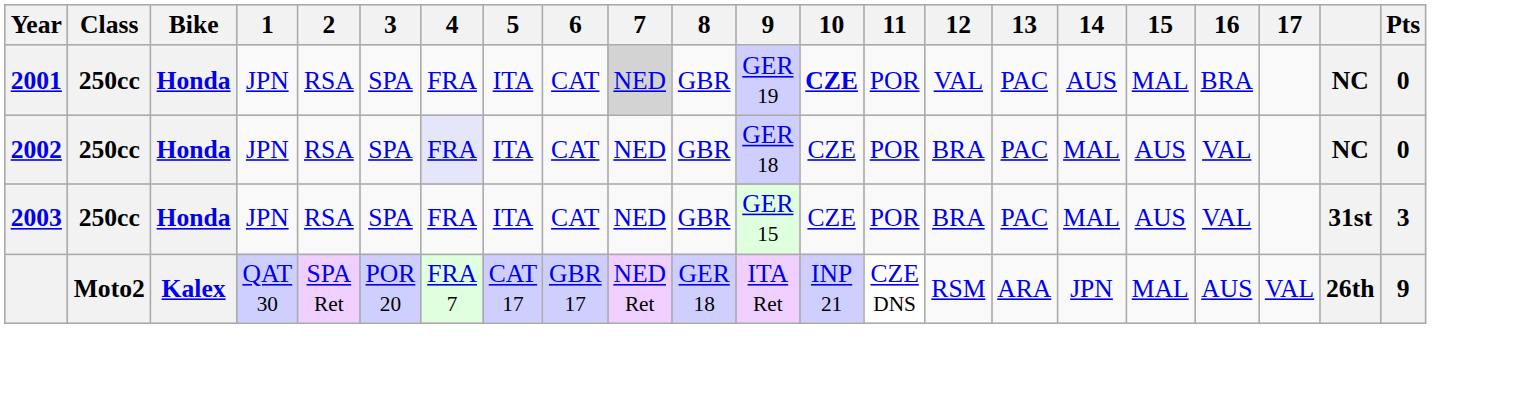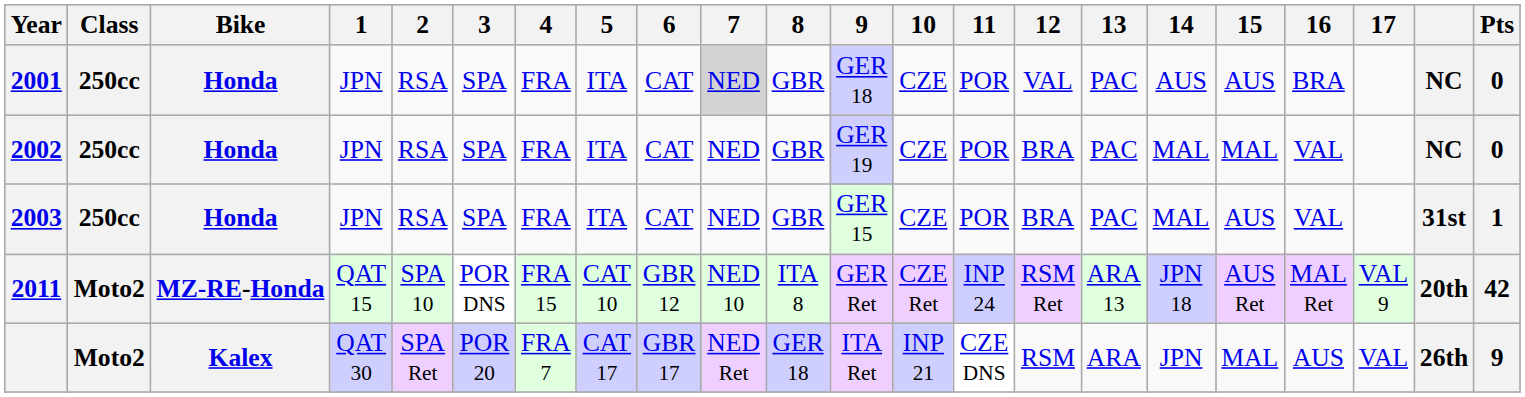(768, 79) GER 19 -> (862, 79) GER 18
(832, 79) bold -> (923, 79) normal
(1160, 79) MAL -> (1250, 79) AUS
(452, 149) lavender background -> (546, 149) no background
(768, 149) GER 18 -> (862, 149) GER 19
(1160, 149) AUS -> (1250, 149) MAL
(1403, 218) 3 -> (1497, 218) 1
+ row: (36, 288)
